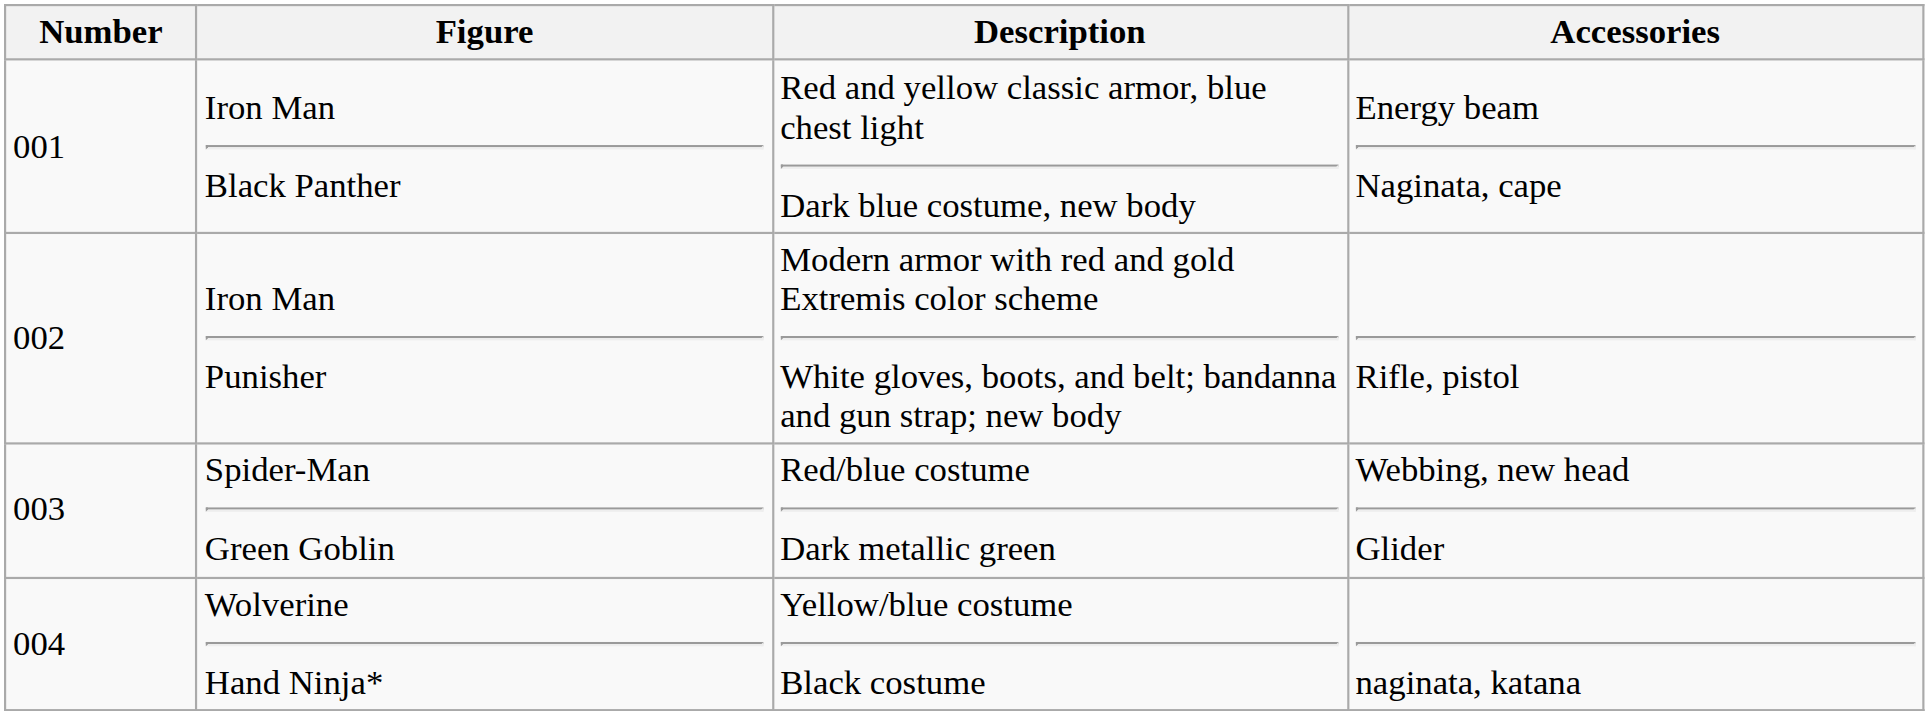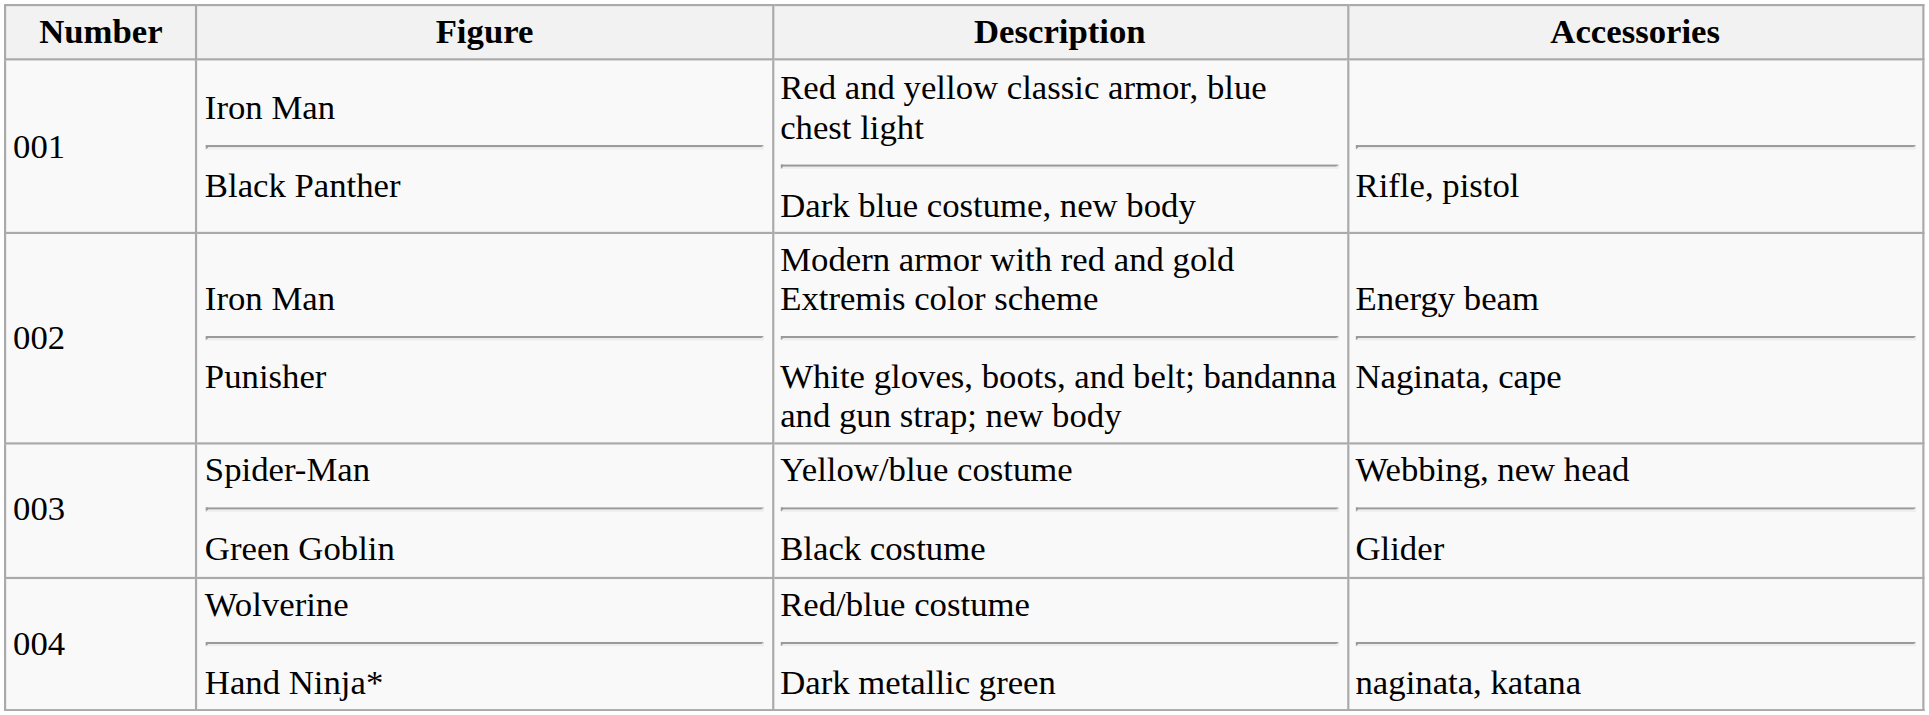(1635, 145) Energy beam Naginata, cape -> (1635, 145) Rifle, pistol
(1635, 337) Rifle, pistol -> (1635, 337) Energy beam Naginata, cape
(1060, 509) Red/blue costume Dark metallic green -> (1060, 509) Yellow/blue costume Black costume
(1060, 642) Yellow/blue costume Black costume -> (1060, 642) Red/blue costume Dark metallic green
